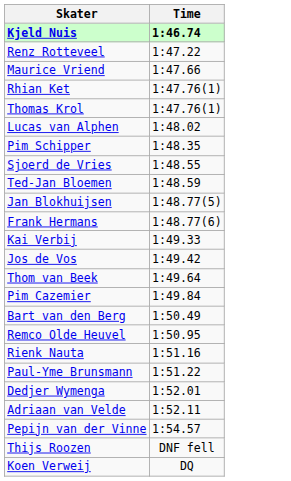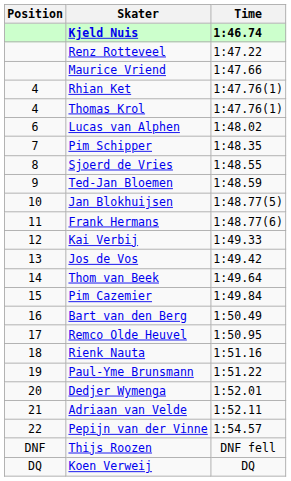+ column: (35, 14)
